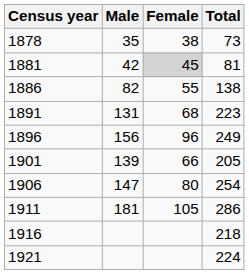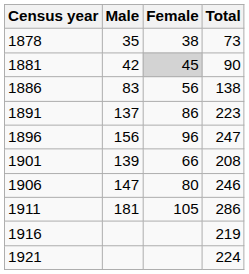(232, 64) 81 -> (232, 64) 90
(131, 88) 82 -> (131, 88) 83
(190, 88) 55 -> (190, 88) 56
(127, 112) 131 -> (127, 112) 137
(190, 112) 68 -> (190, 112) 86
(228, 137) 249 -> (228, 137) 247
(228, 161) 205 -> (228, 161) 208
(228, 185) 254 -> (228, 185) 246
(228, 233) 218 -> (228, 233) 219
